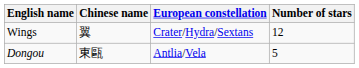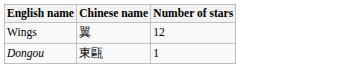- column: (210, 13)
(275, 53) 5 -> (156, 53) 1
